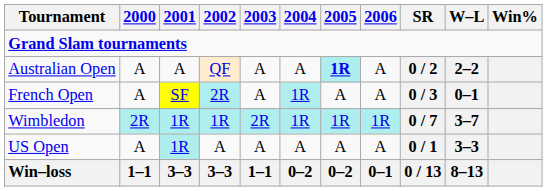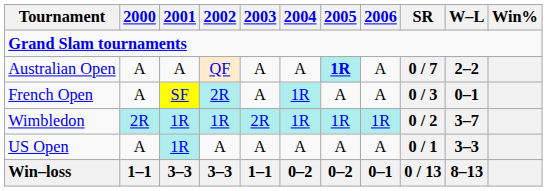(423, 69) 0 / 2 -> (423, 69) 0 / 7
(423, 120) 0 / 7 -> (423, 120) 0 / 2
